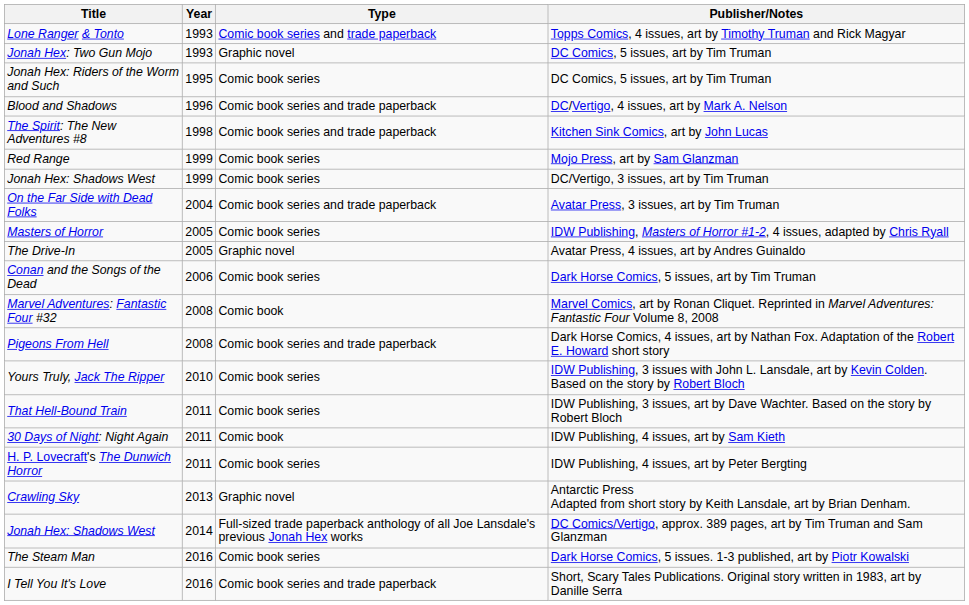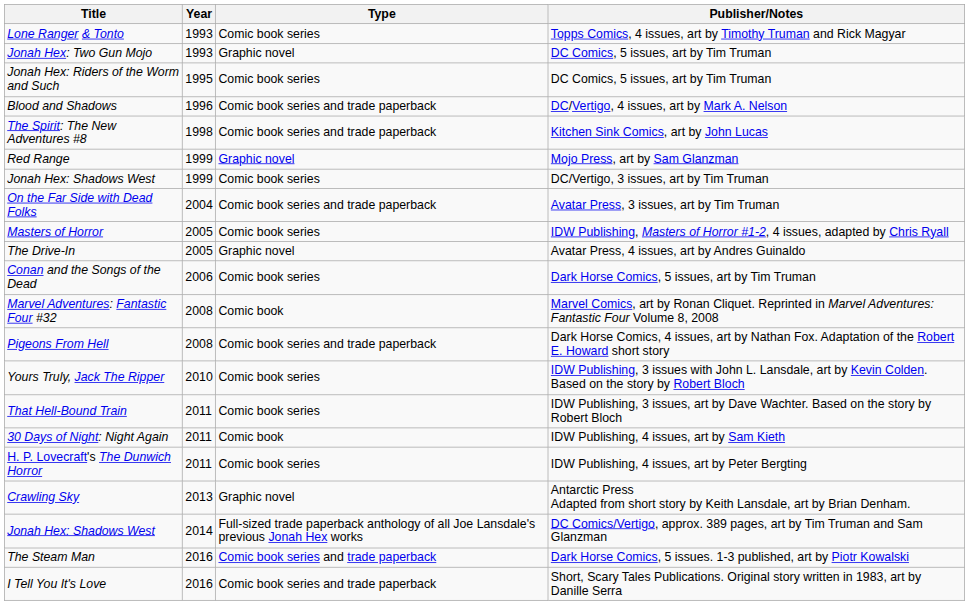(327, 33) Comic book series and trade paperback -> (269, 33) Comic book series
(269, 159) Comic book series -> (256, 159) Graphic novel
(269, 557) Comic book series -> (327, 557) Comic book series and trade paperback
